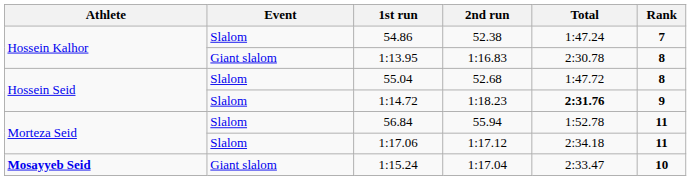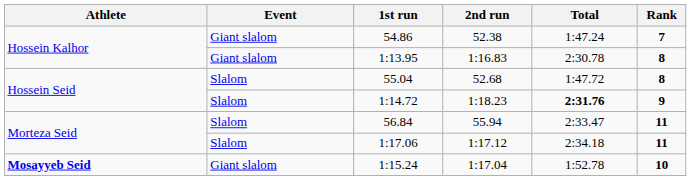(229, 36) Slalom -> (244, 36) Giant slalom
(585, 122) 1:52.78 -> (585, 122) 2:33.47
(585, 165) 2:33.47 -> (585, 165) 1:52.78
